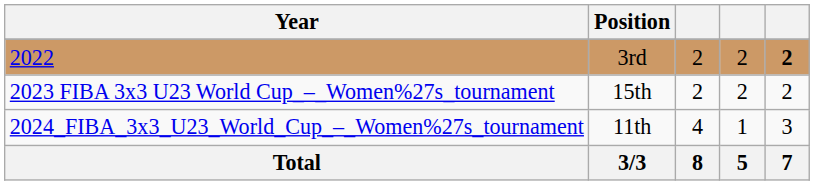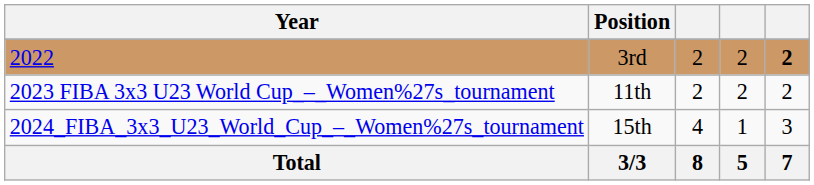(632, 92) 15th -> (632, 92) 11th
(632, 127) 11th -> (632, 127) 15th
